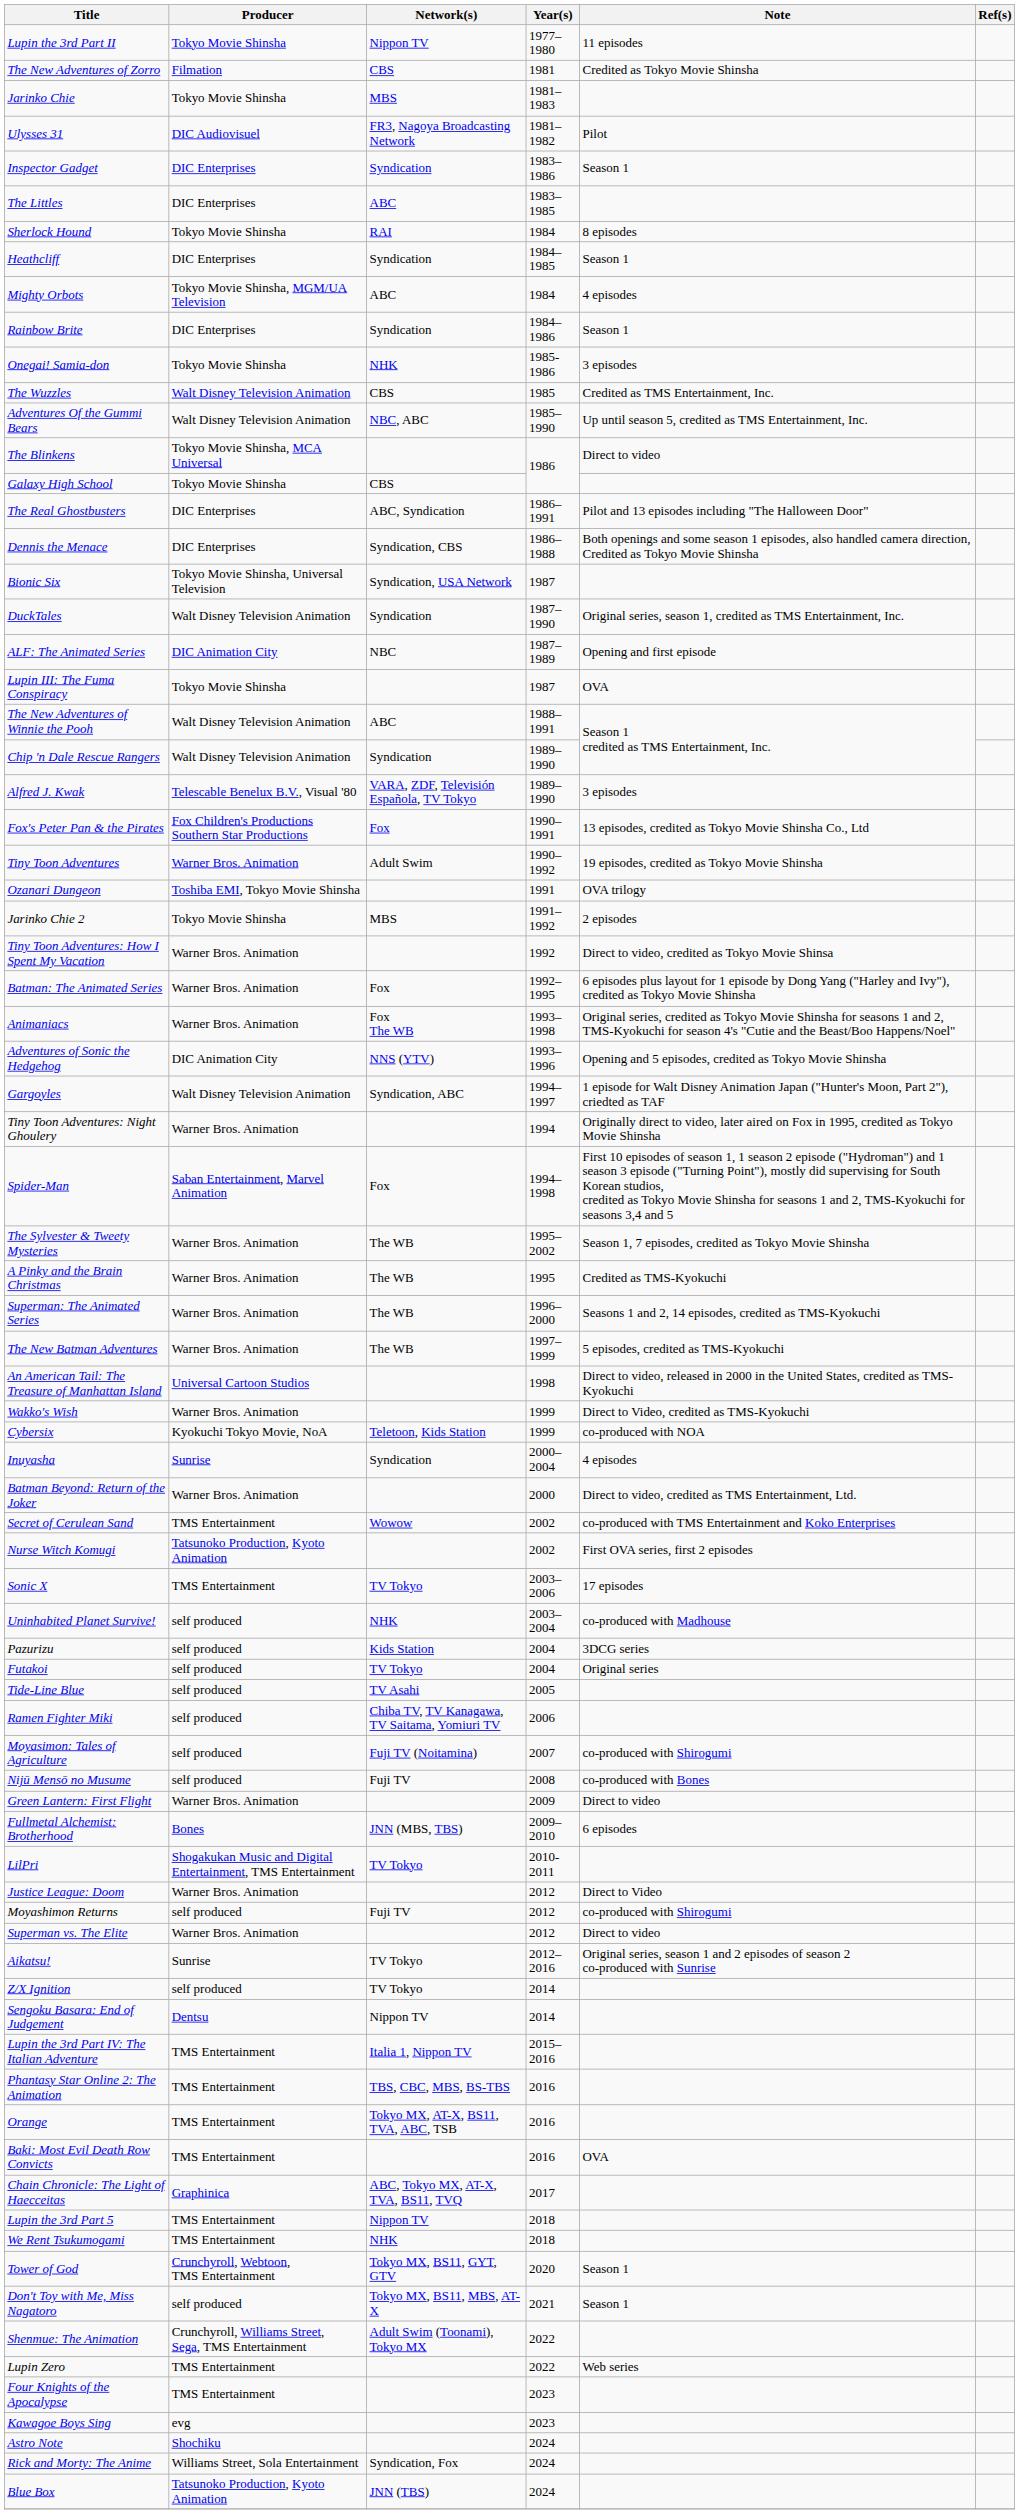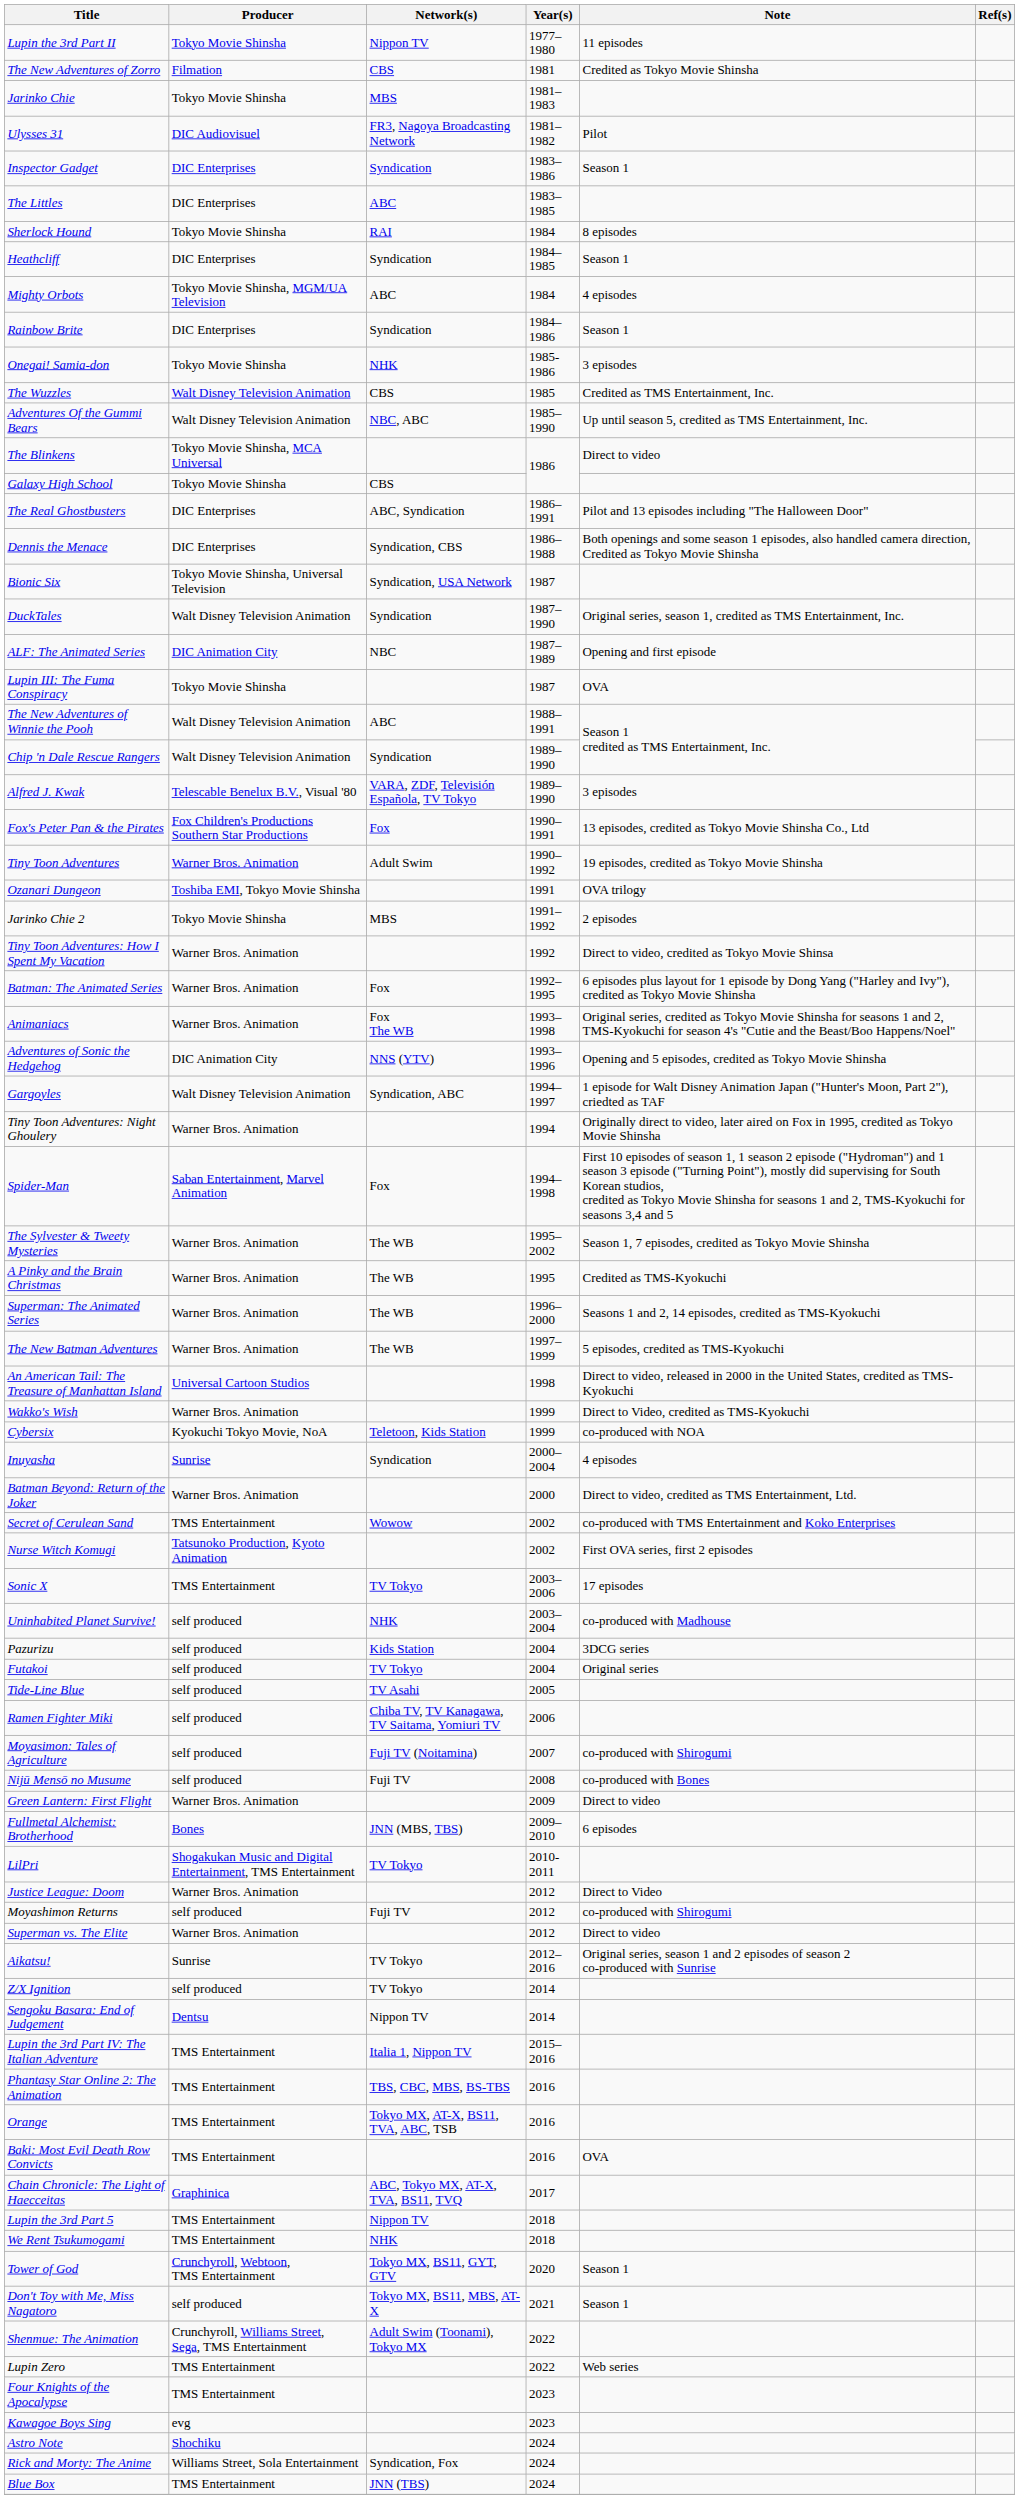(248, 2491) Tatsunoko Production, Kyoto Animation -> (223, 2484) TMS Entertainment
